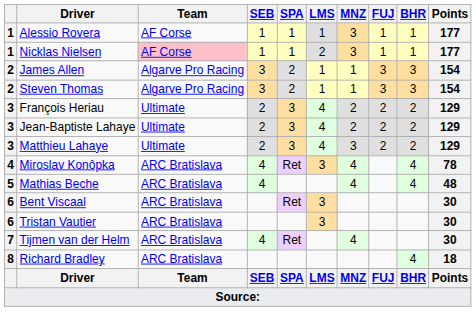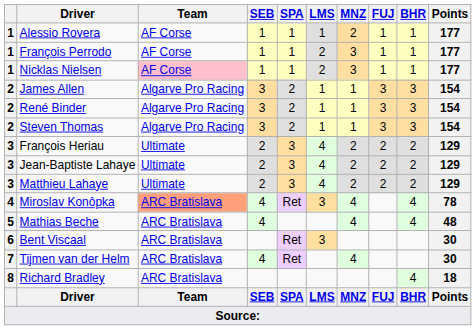(353, 32) 3 -> (353, 32) 2
+ row: (65, 51)
+ row: (53, 108)
(353, 146) 3 -> (353, 183) 2
(182, 164) no background -> (182, 202) lightsalmon background
- row: (58, 221)
